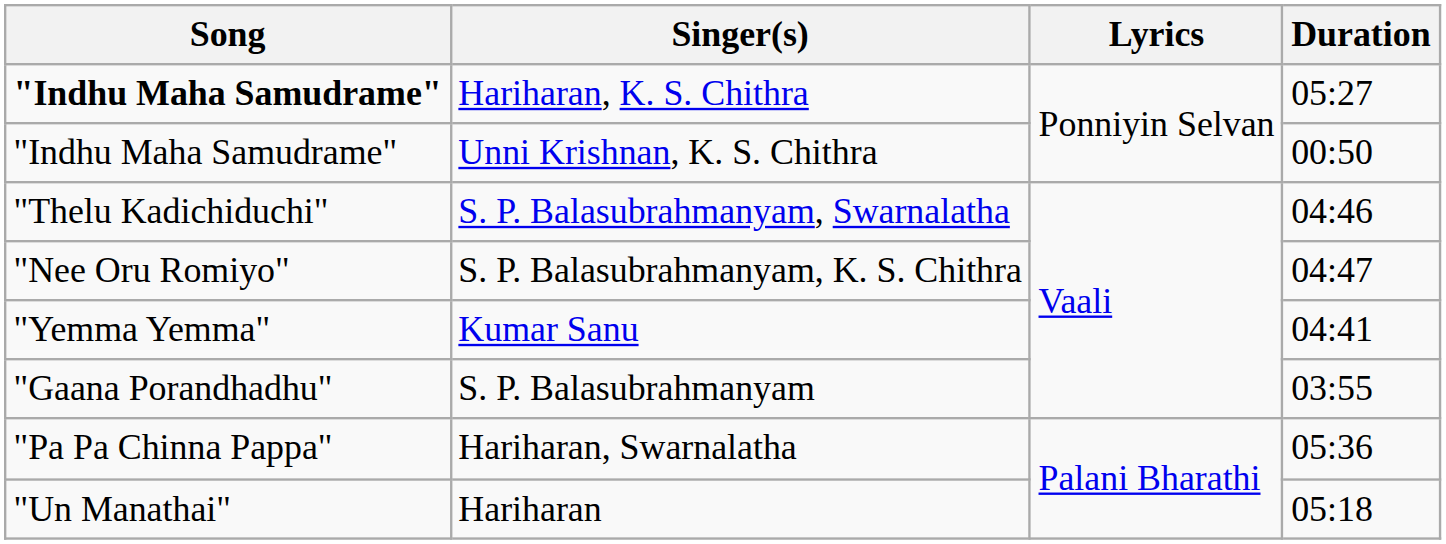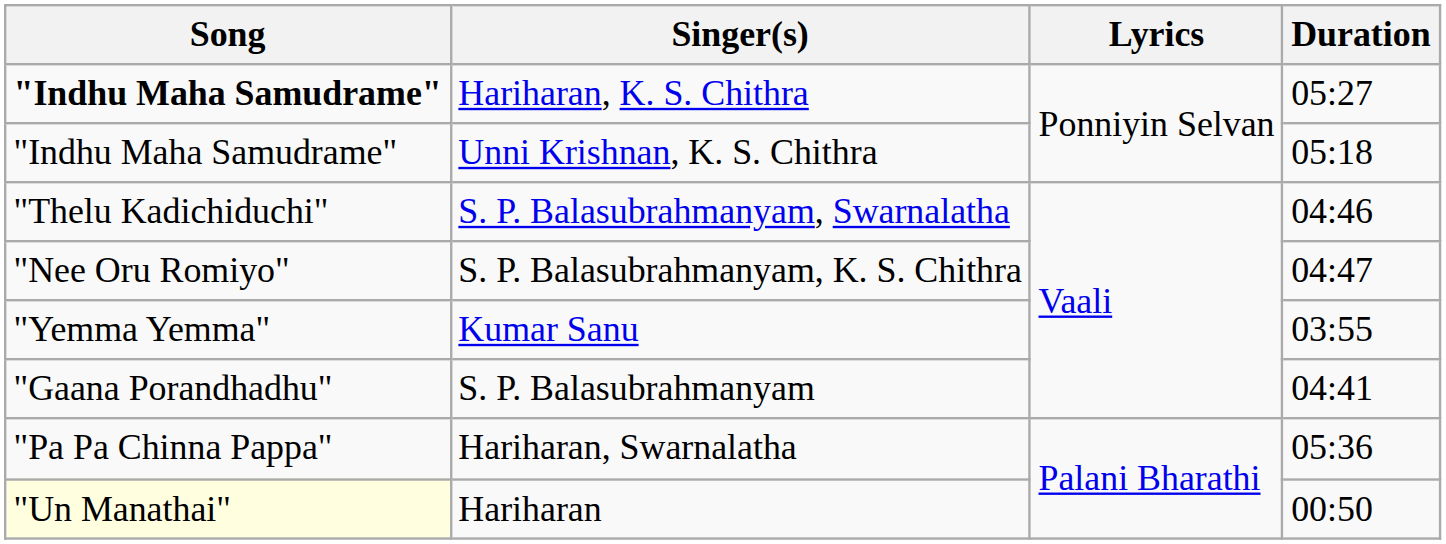(1332, 152) 00:50 -> (1332, 152) 05:18
(1332, 329) 04:41 -> (1332, 329) 03:55
(1332, 389) 03:55 -> (1332, 389) 04:41
(122, 507) no background -> (122, 507) lightyellow background
(1332, 507) 05:18 -> (1332, 507) 00:50
